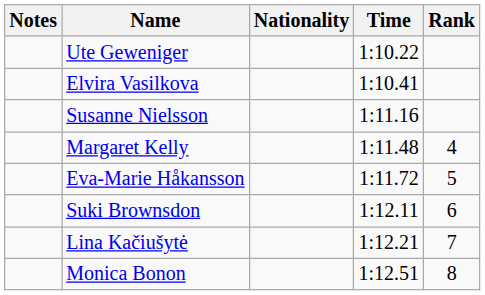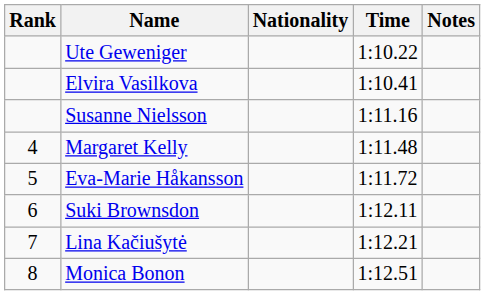columns swapped: (452, 20) <-> (33, 20)
